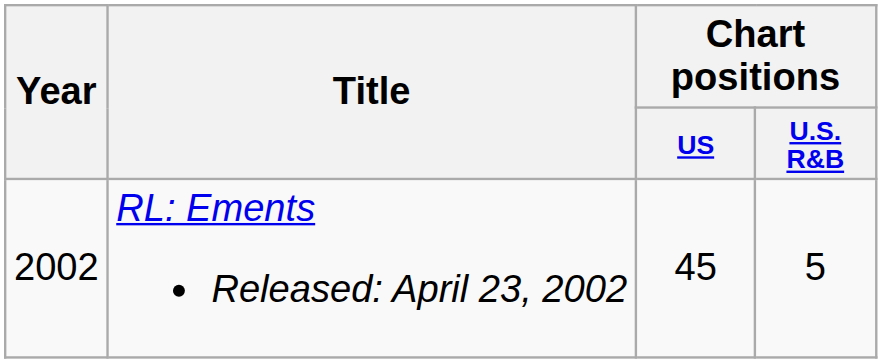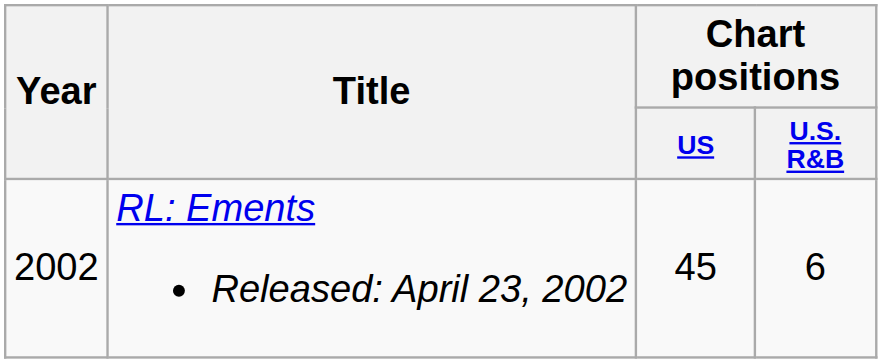(815, 267) 5 -> (815, 267) 6
